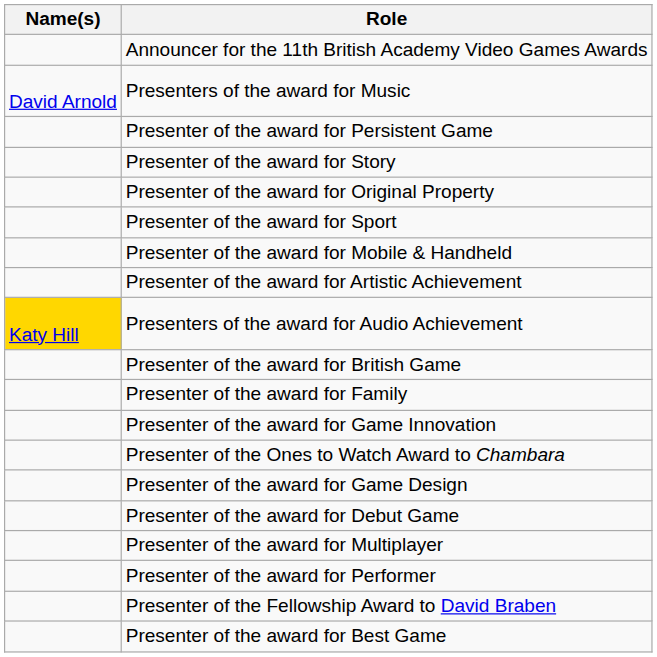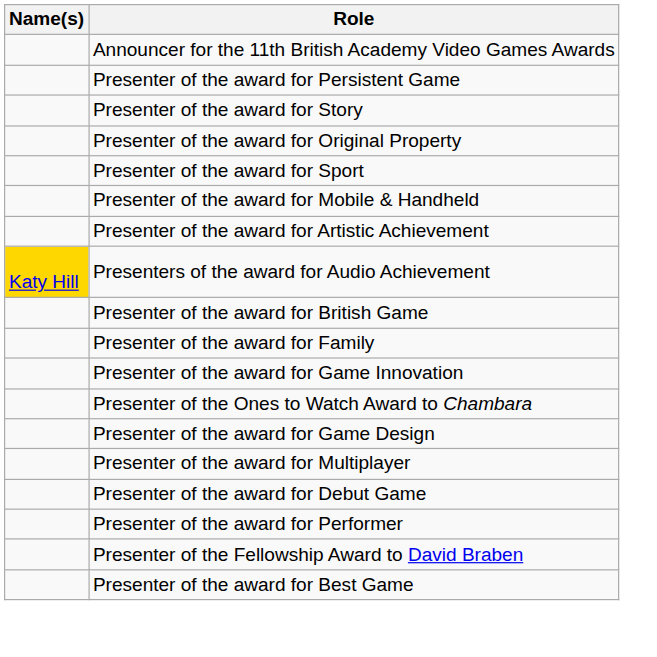- row: (268, 90)
rows swapped: (284, 545) <-> (292, 515)
